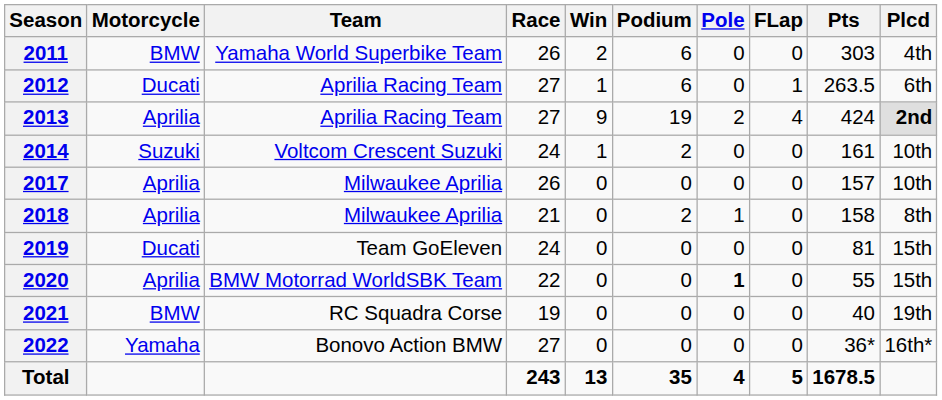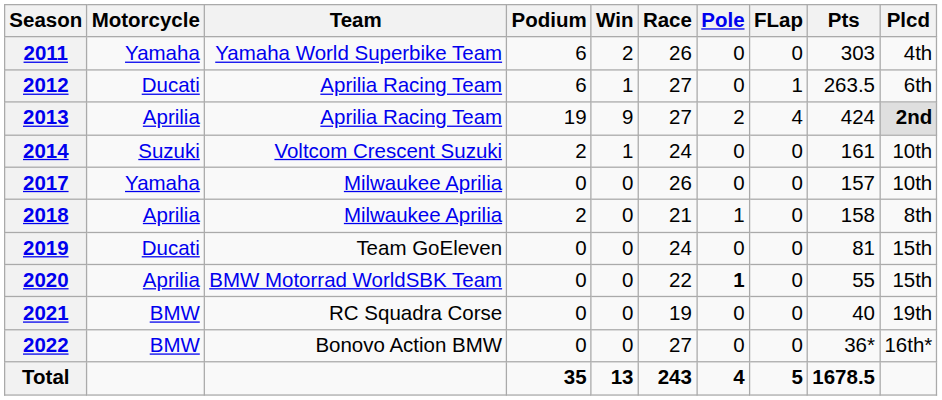columns swapped: (536, 20) <-> (654, 20)
(175, 53) BMW -> (162, 53) Yamaha
(171, 183) Aprilia -> (162, 183) Yamaha
(162, 345) Yamaha -> (175, 345) BMW
